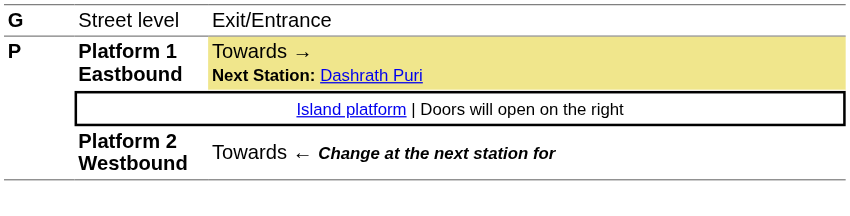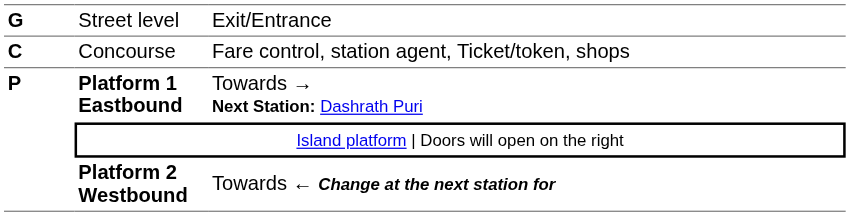+ row: (127, 51)
(317, 63) khaki background -> (317, 94) no background
